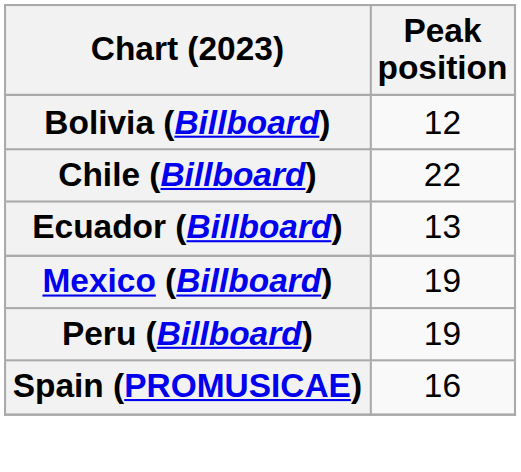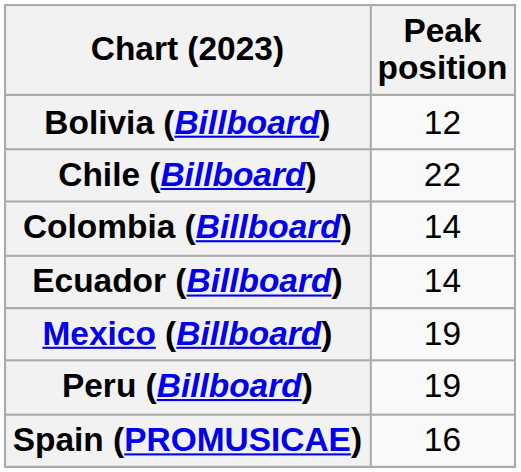+ row: (187, 227)
(442, 227) 13 -> (442, 280) 14
